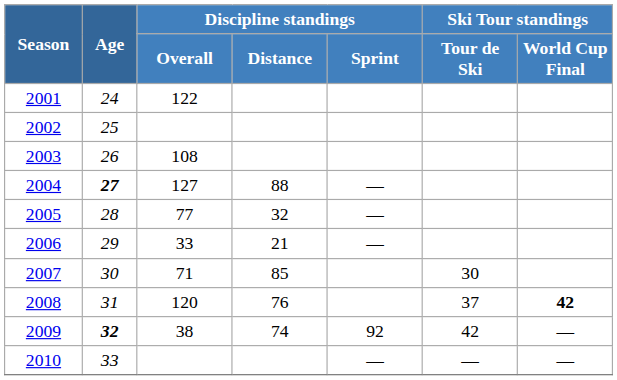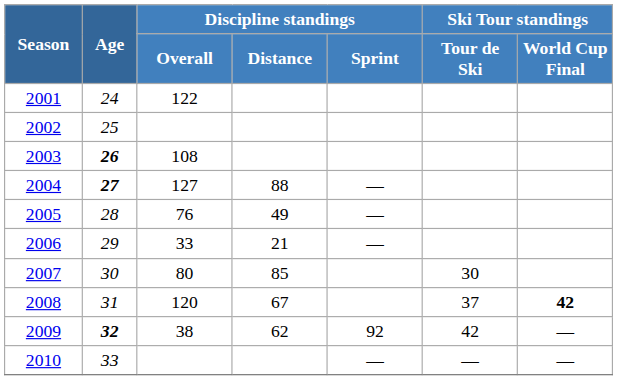(110, 156) normal -> (110, 156) bold
(185, 214) 77 -> (185, 214) 76
(280, 214) 32 -> (280, 214) 49
(185, 272) 71 -> (185, 272) 80
(280, 301) 76 -> (280, 301) 67
(280, 330) 74 -> (280, 330) 62
